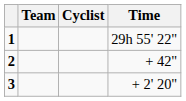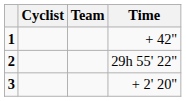columns swapped: (83, 15) <-> (39, 15)
(144, 38) 29h 55' 22" -> (161, 38) + 42"
(161, 61) + 42" -> (144, 61) 29h 55' 22"
